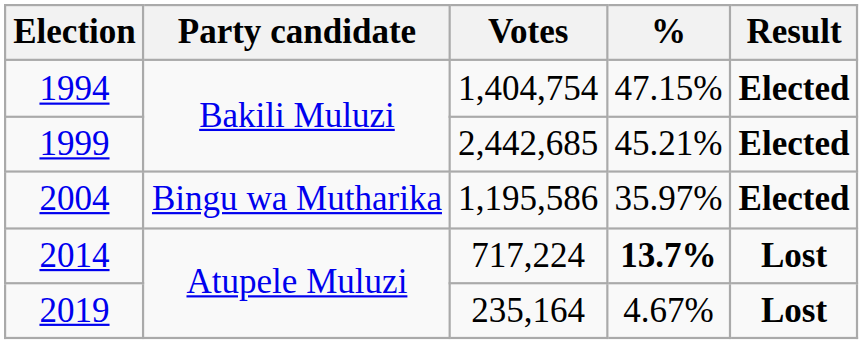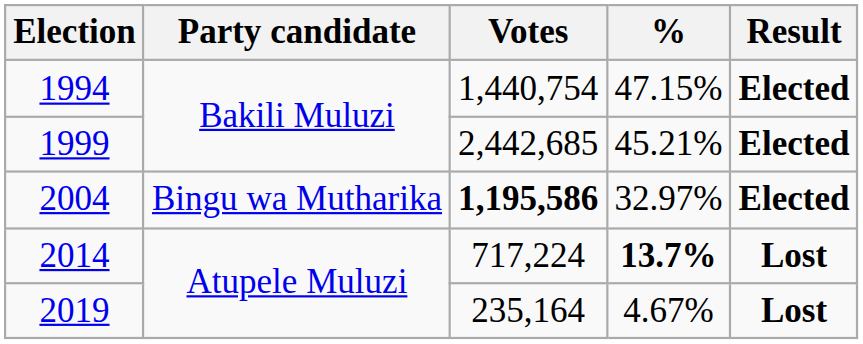(528, 87) 1,404,754 -> (528, 87) 1,440,754
(528, 198) normal -> (528, 198) bold
(668, 198) 35.97% -> (668, 198) 32.97%
